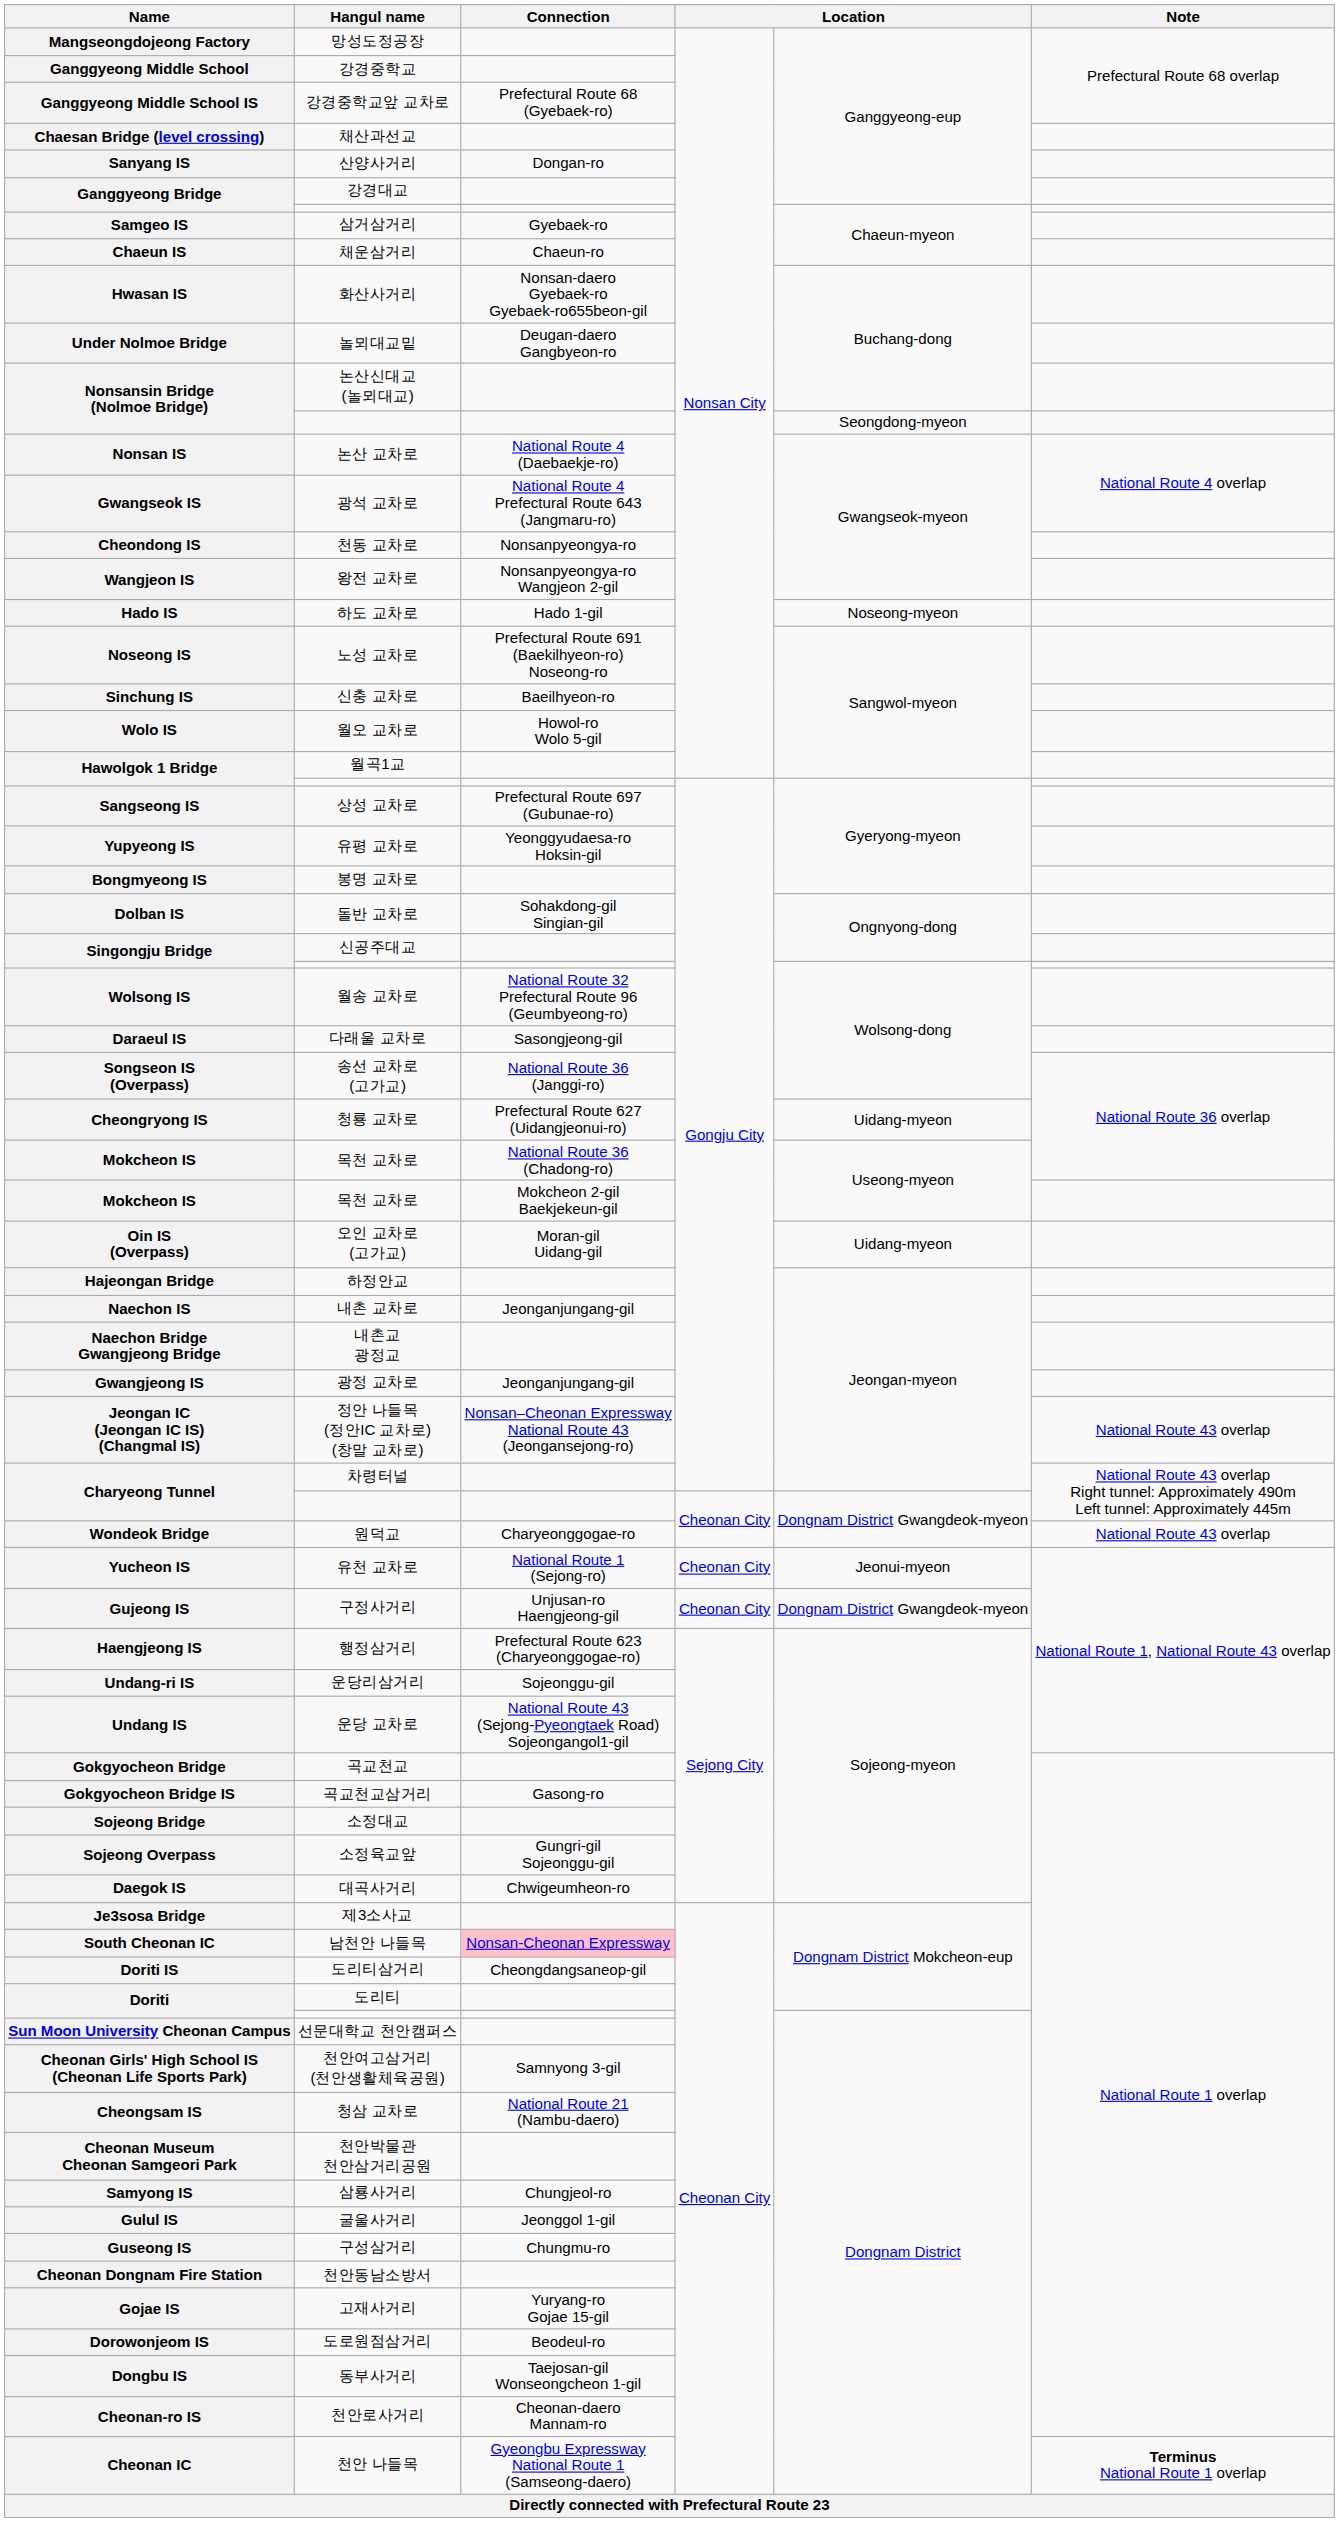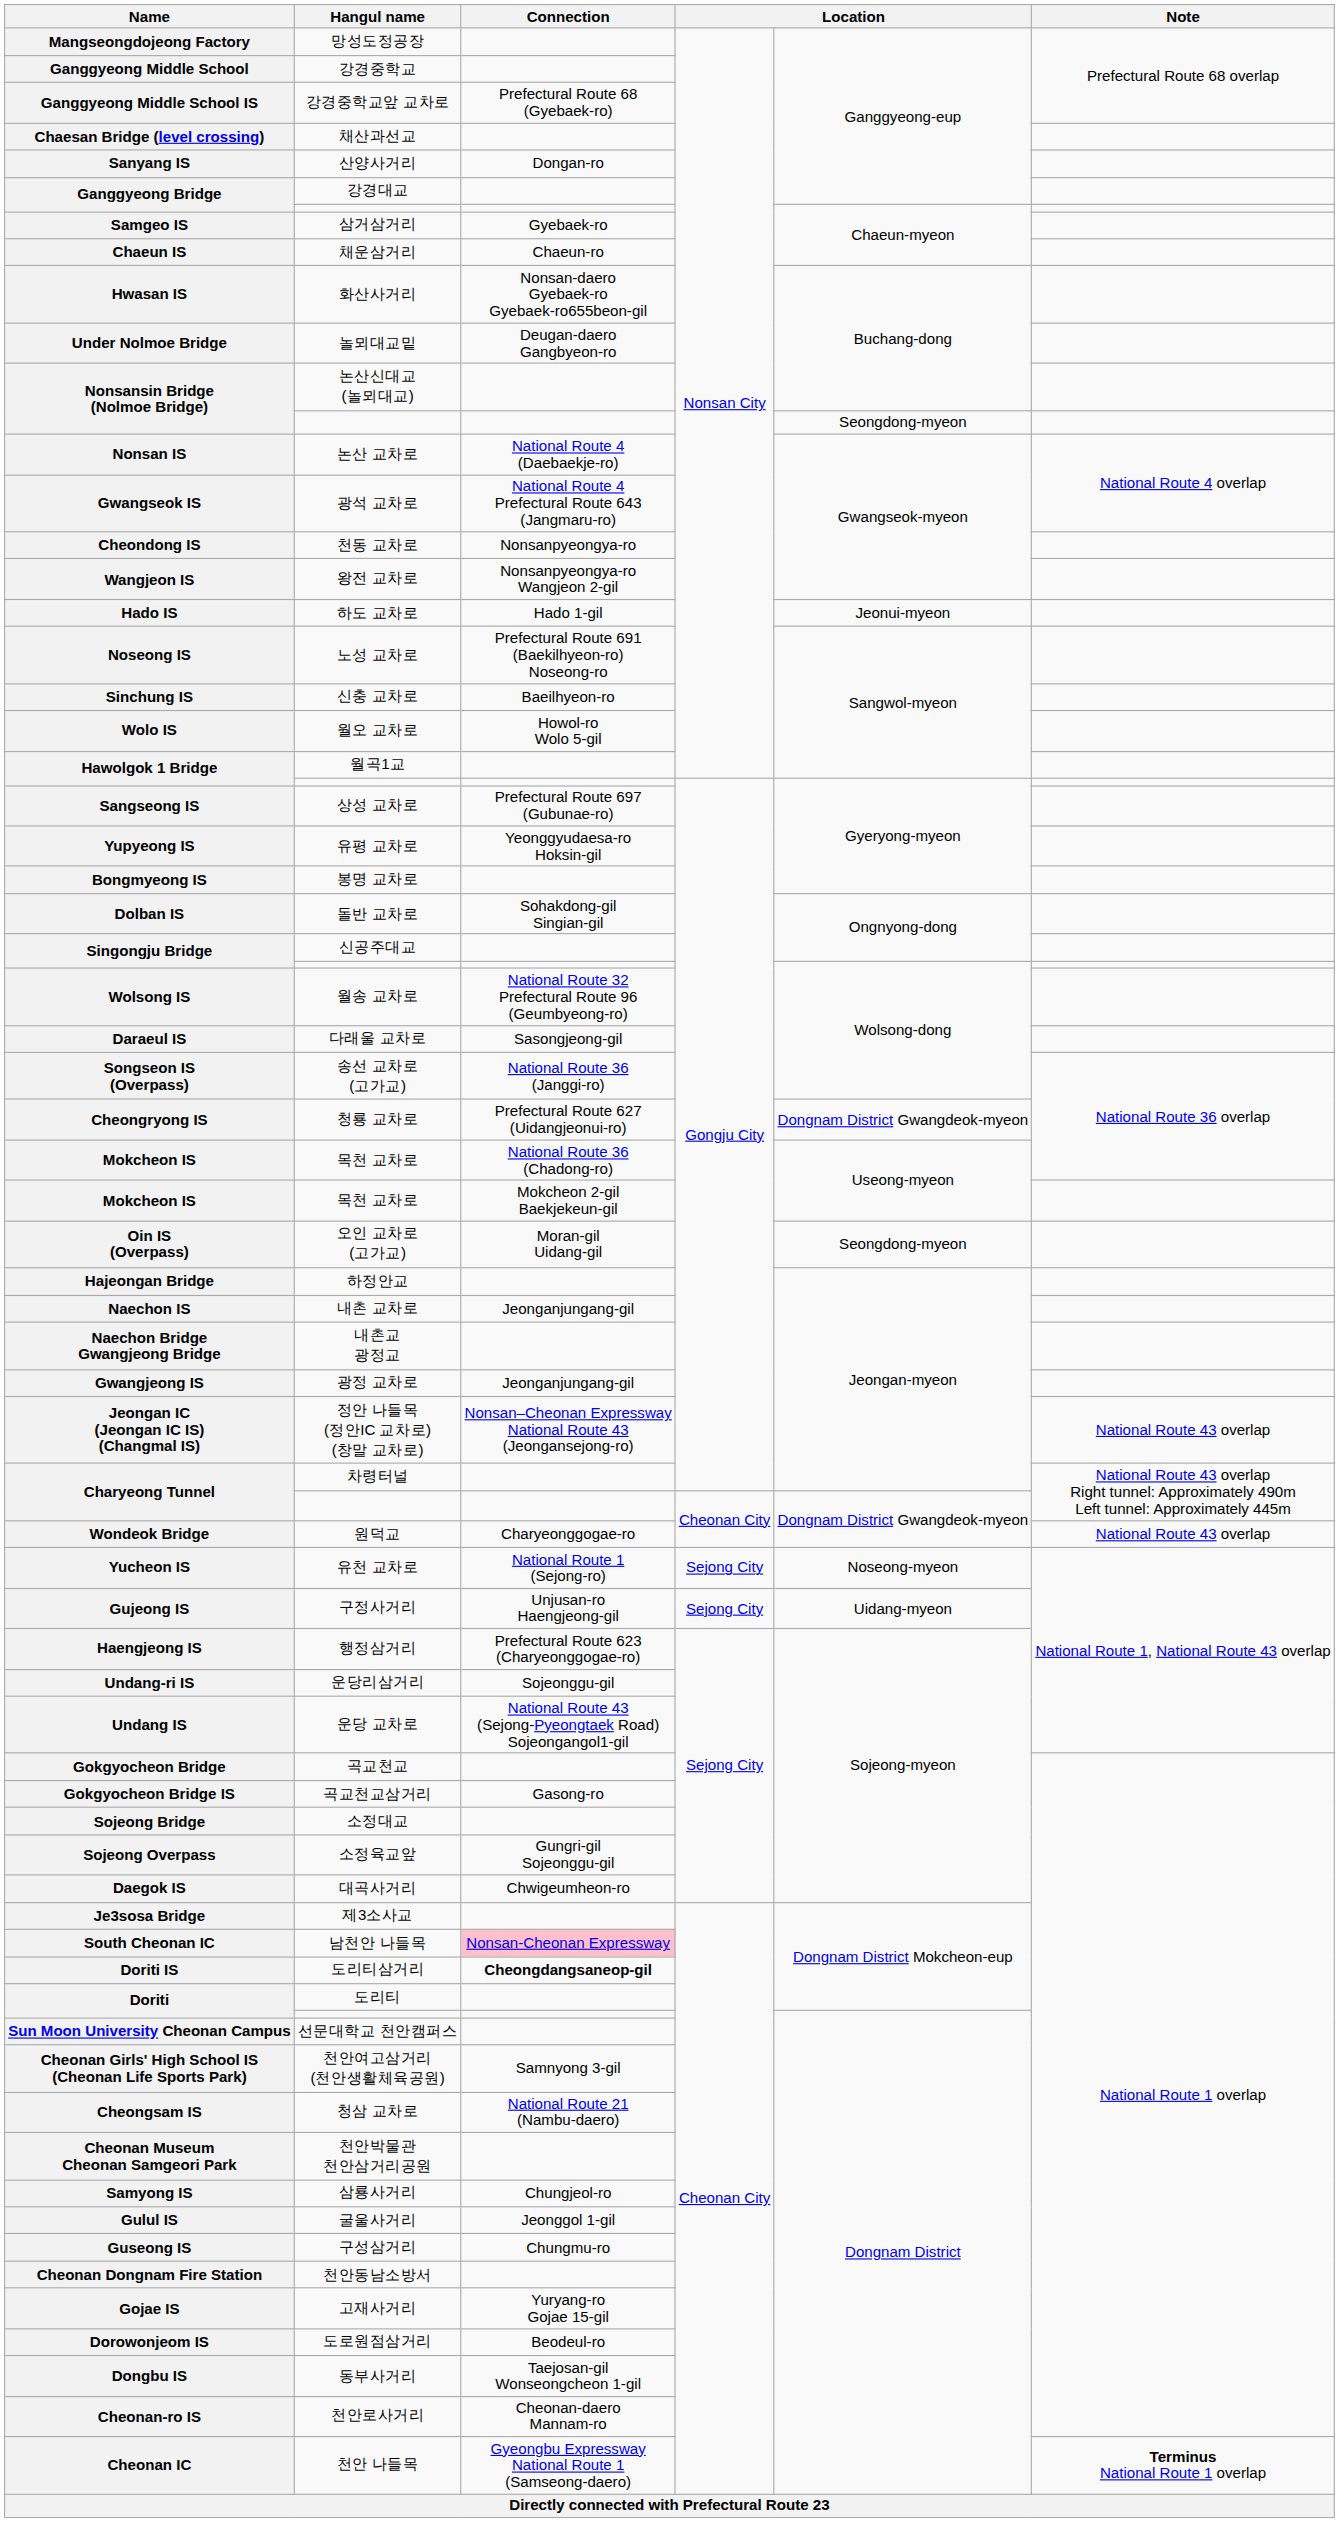(903, 613) Noseong-myeon -> (903, 613) Jeonui-myeon
(903, 1119) Uidang-myeon -> (903, 1119) Dongnam District Gwangdeok-myeon
(903, 1244) Uidang-myeon -> (903, 1244) Seongdong-myeon
(725, 1568) Cheonan City -> (725, 1568) Sejong City
(903, 1568) Jeonui-myeon -> (903, 1568) Noseong-myeon
(725, 1608) Cheonan City -> (725, 1608) Sejong City
(903, 1608) Dongnam District Gwangdeok-myeon -> (903, 1608) Uidang-myeon
(568, 1970) normal -> (568, 1970) bold
